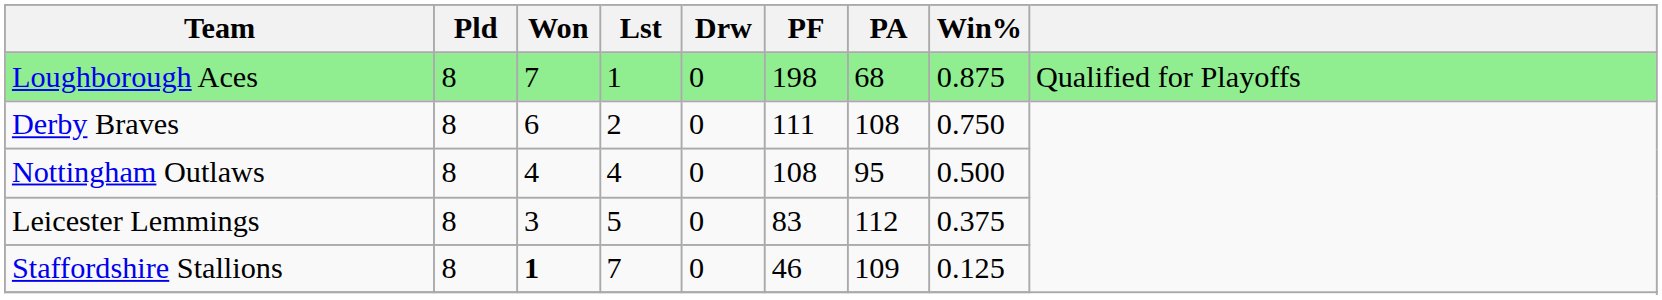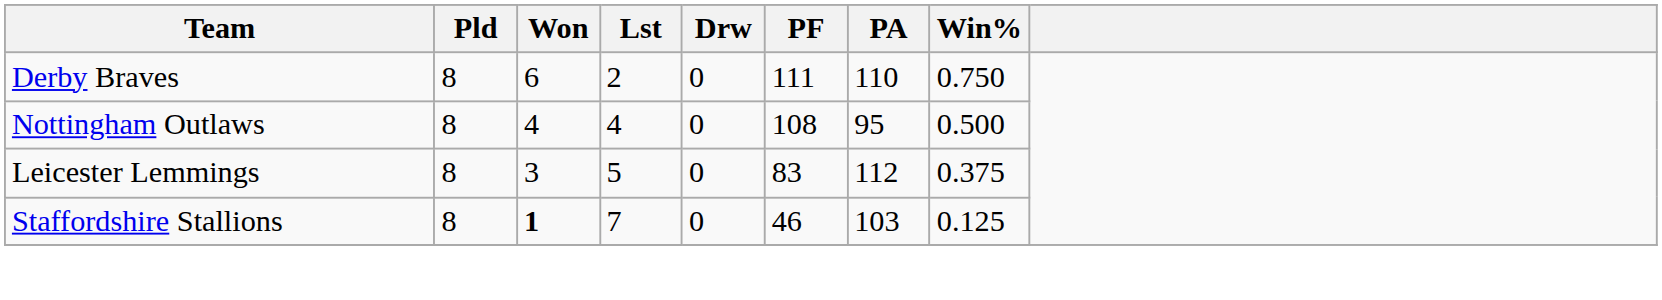- row: (135, 76)
(877, 124) 108 -> (876, 76) 110
(877, 268) 109 -> (877, 220) 103
